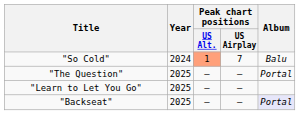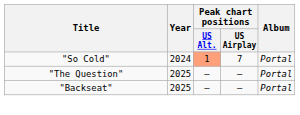(276, 59) Balu -> (276, 59) Portal
- row: (86, 88)
(276, 102) lavender background -> (276, 88) no background
